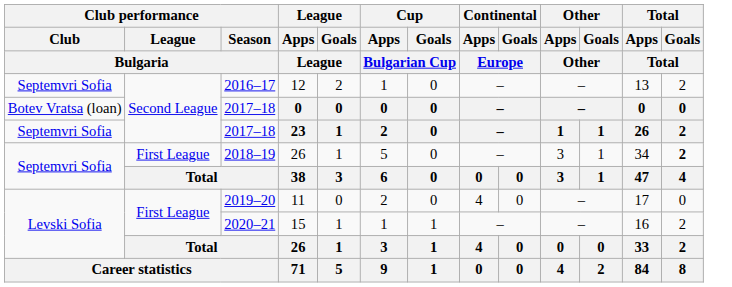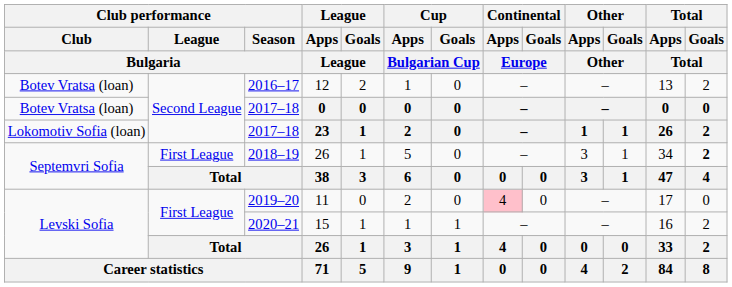(65, 85) Septemvri Sofia -> (77, 85) Botev Vratsa (loan)
(65, 131) Septemvri Sofia -> (77, 131) Lokomotiv Sofia (loan)
(479, 200) no background -> (503, 200) pink background
